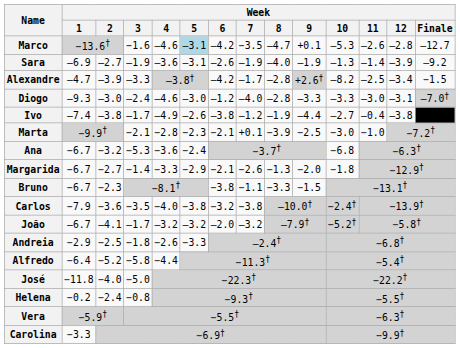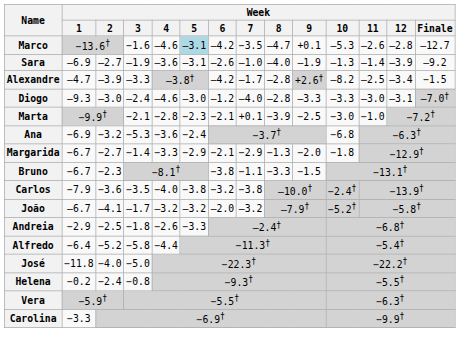(251, 62) –1.9 -> (251, 62) –1.0
- row: (33, 115)
(79, 151) −6.7 -> (79, 135) −6.9
(251, 169) −2.6 -> (251, 153) −2.9
